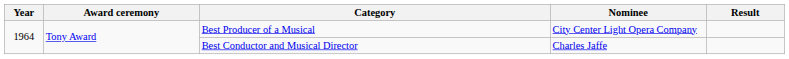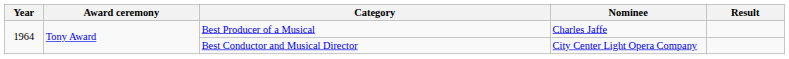(625, 29) City Center Light Opera Company -> (580, 29) Charles Jaffe
(580, 45) Charles Jaffe -> (625, 45) City Center Light Opera Company
